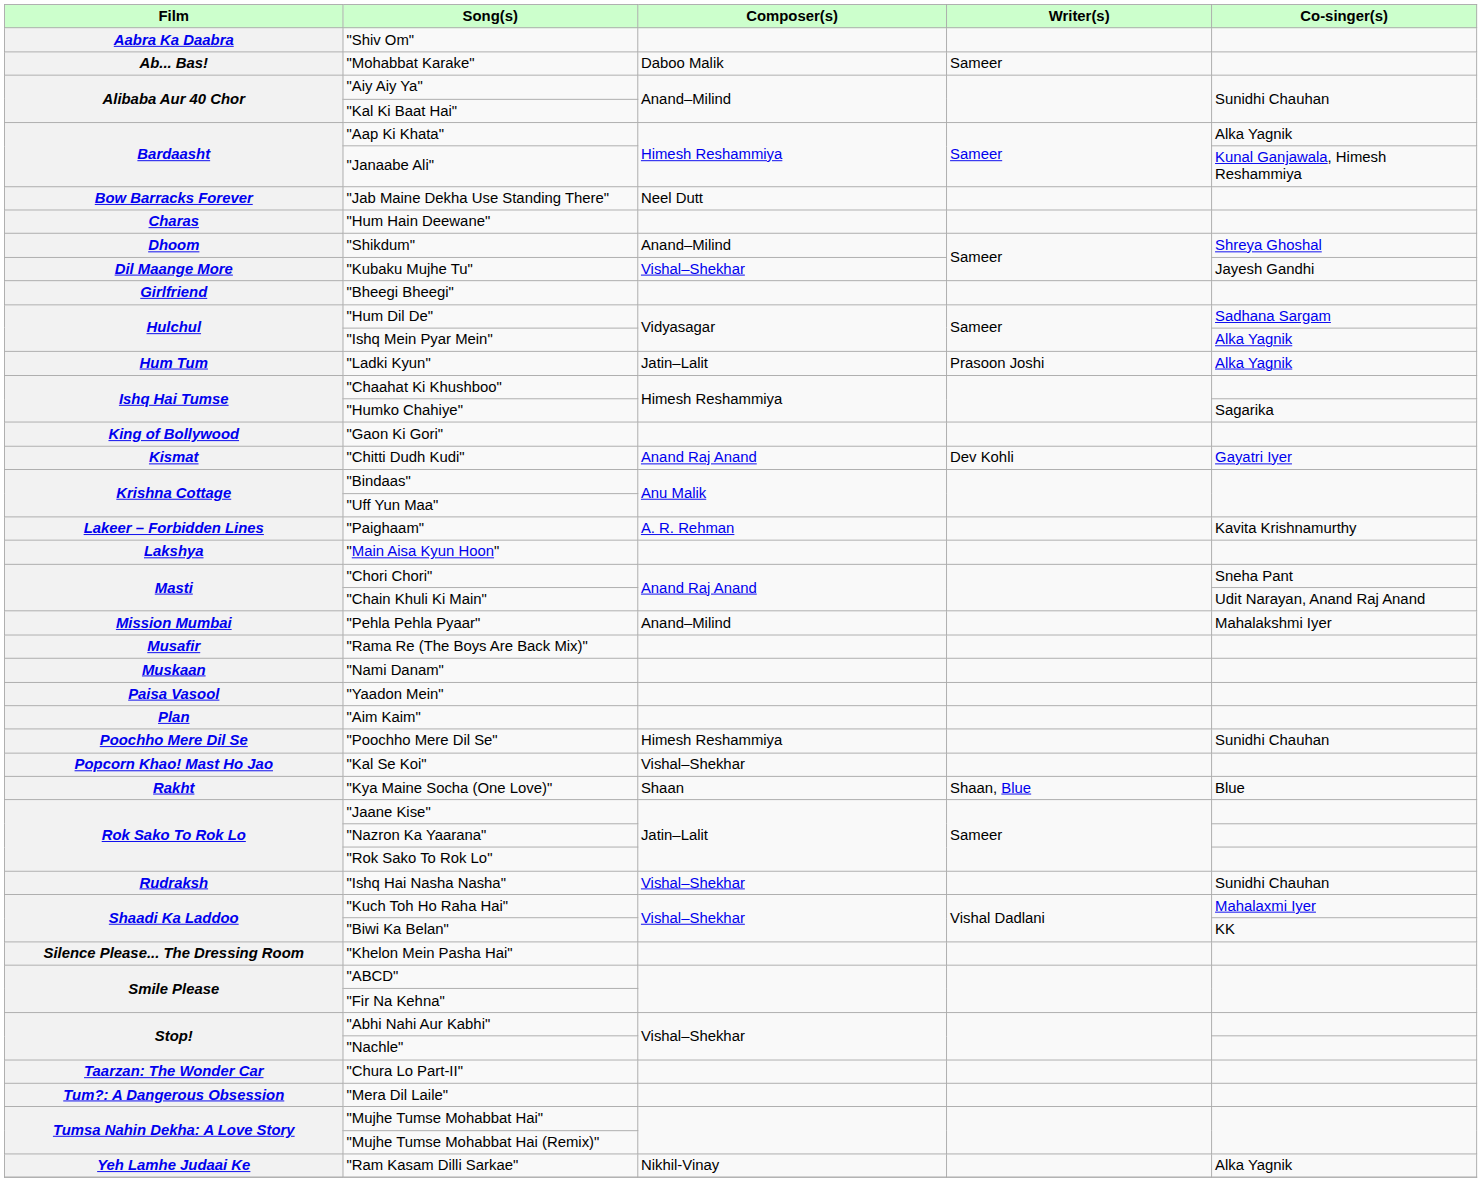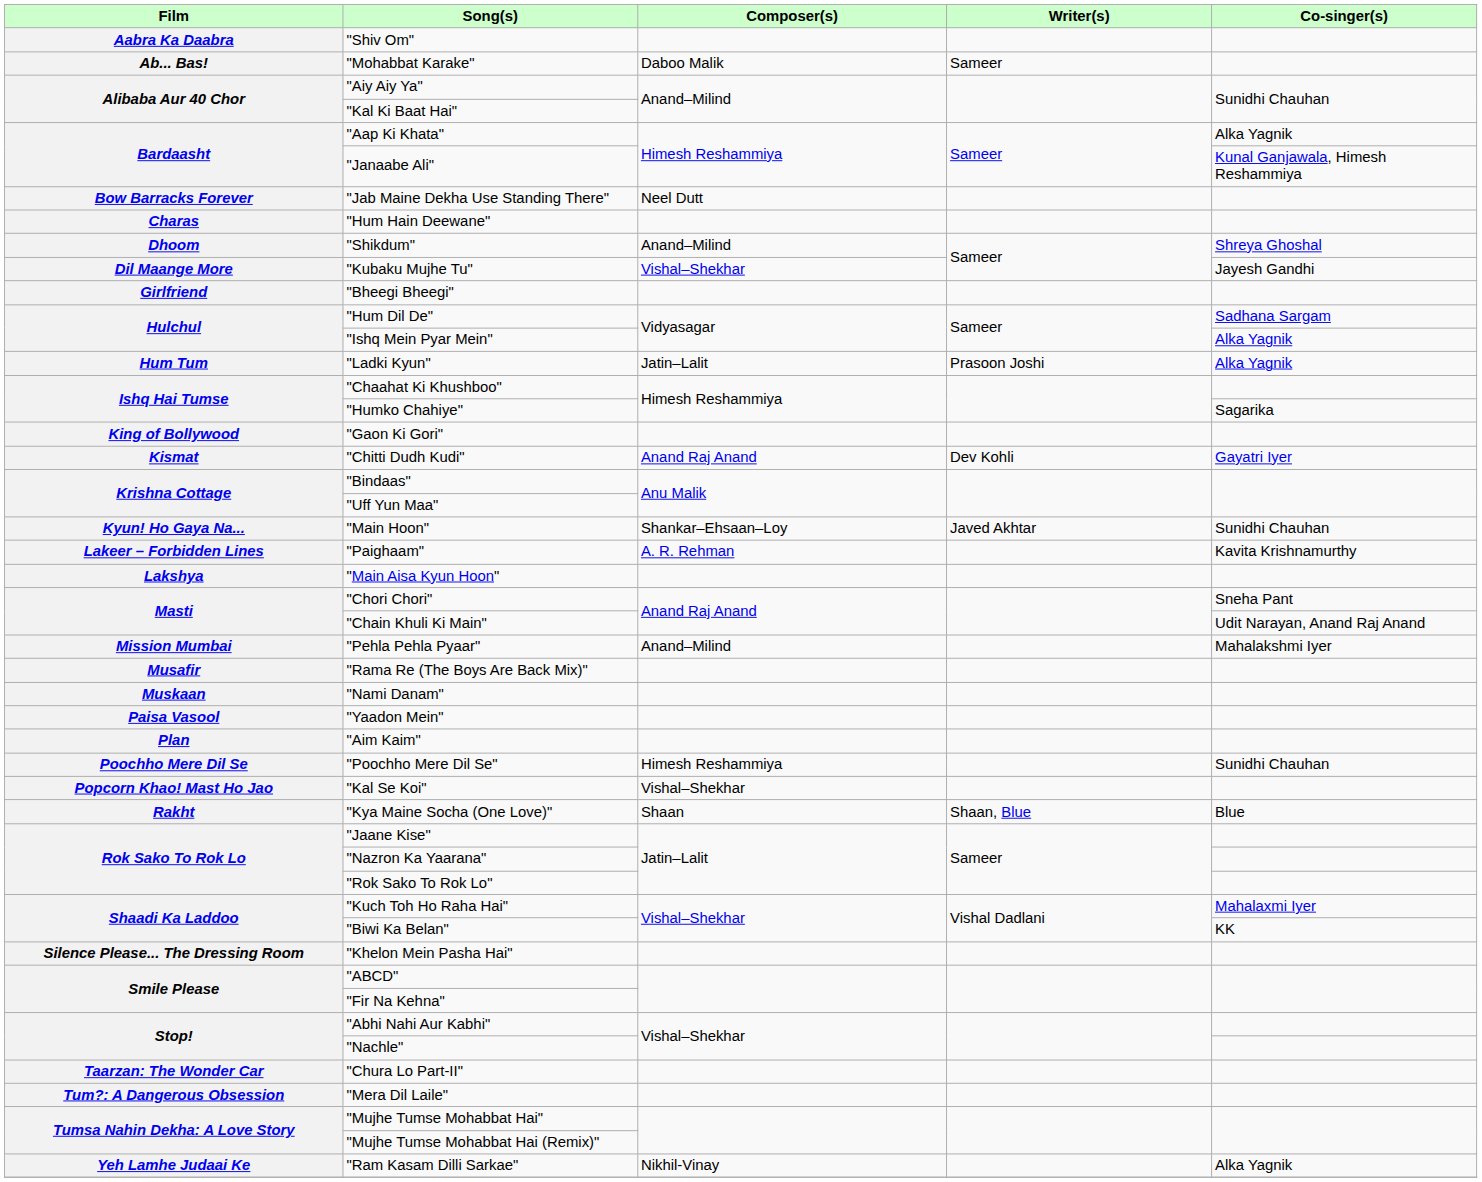+ row: (388, 528)
- row: (426, 882)
